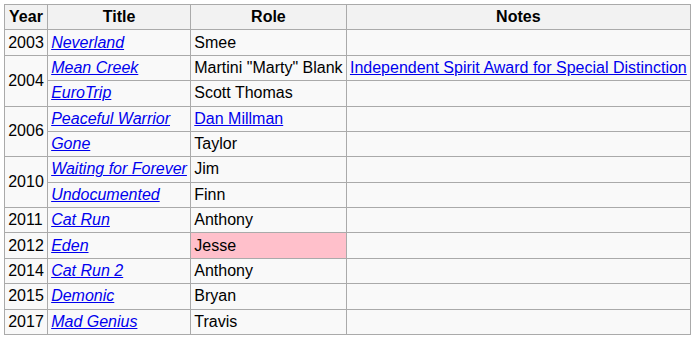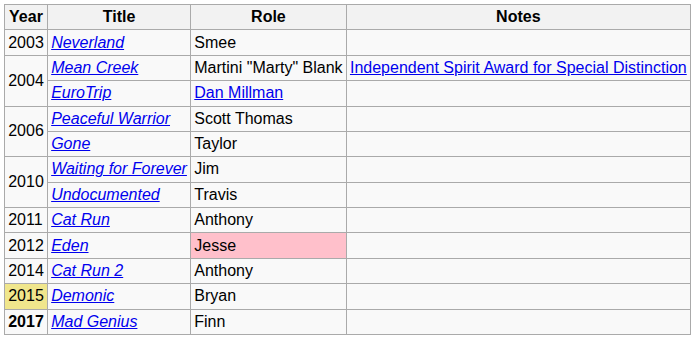(243, 93) Scott Thomas -> (239, 93) Dan Millman
(239, 118) Dan Millman -> (243, 118) Scott Thomas
(210, 194) Finn -> (216, 194) Travis
(26, 296) no background -> (26, 296) khaki background
(26, 321) normal -> (26, 321) bold
(216, 321) Travis -> (210, 321) Finn
